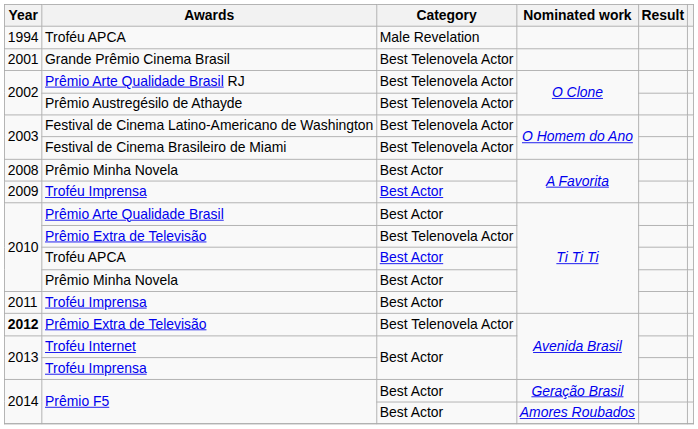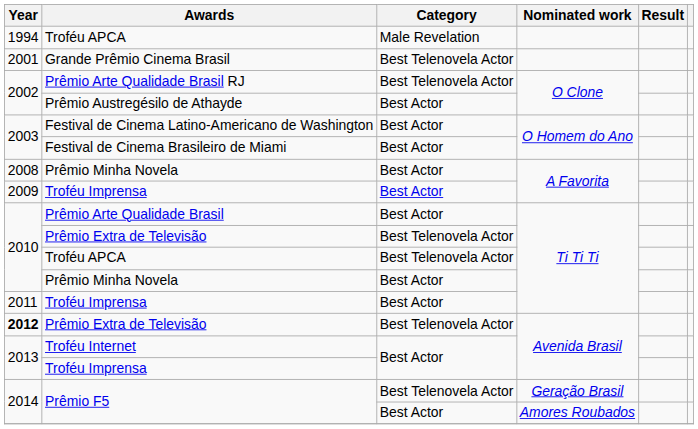(447, 103) Best Telenovela Actor -> (411, 103) Best Actor
(447, 125) Best Telenovela Actor -> (411, 125) Best Actor
(447, 147) Best Telenovela Actor -> (411, 147) Best Actor
(411, 258) Best Actor -> (447, 258) Best Telenovela Actor
(411, 390) Best Actor -> (447, 390) Best Telenovela Actor
